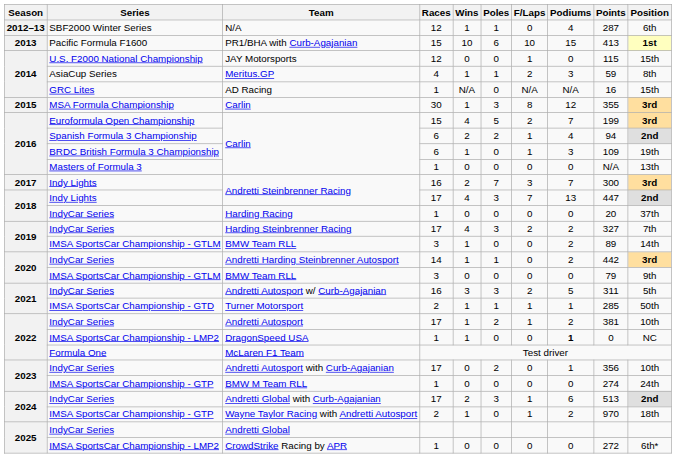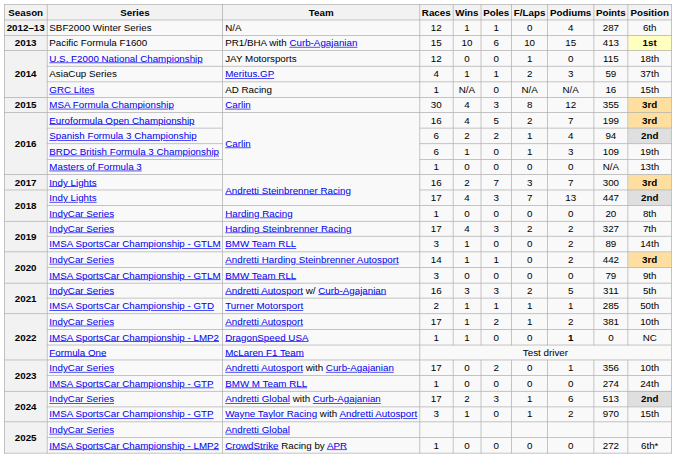(650, 59) 15th -> (650, 59) 18th
(650, 74) 8th -> (650, 74) 37th
(467, 105) 1 -> (467, 105) 4
(436, 121) 15 -> (436, 121) 16
(650, 214) 37th -> (650, 214) 8th
(436, 415) 2 -> (436, 415) 3
(650, 415) 18th -> (650, 415) 15th
